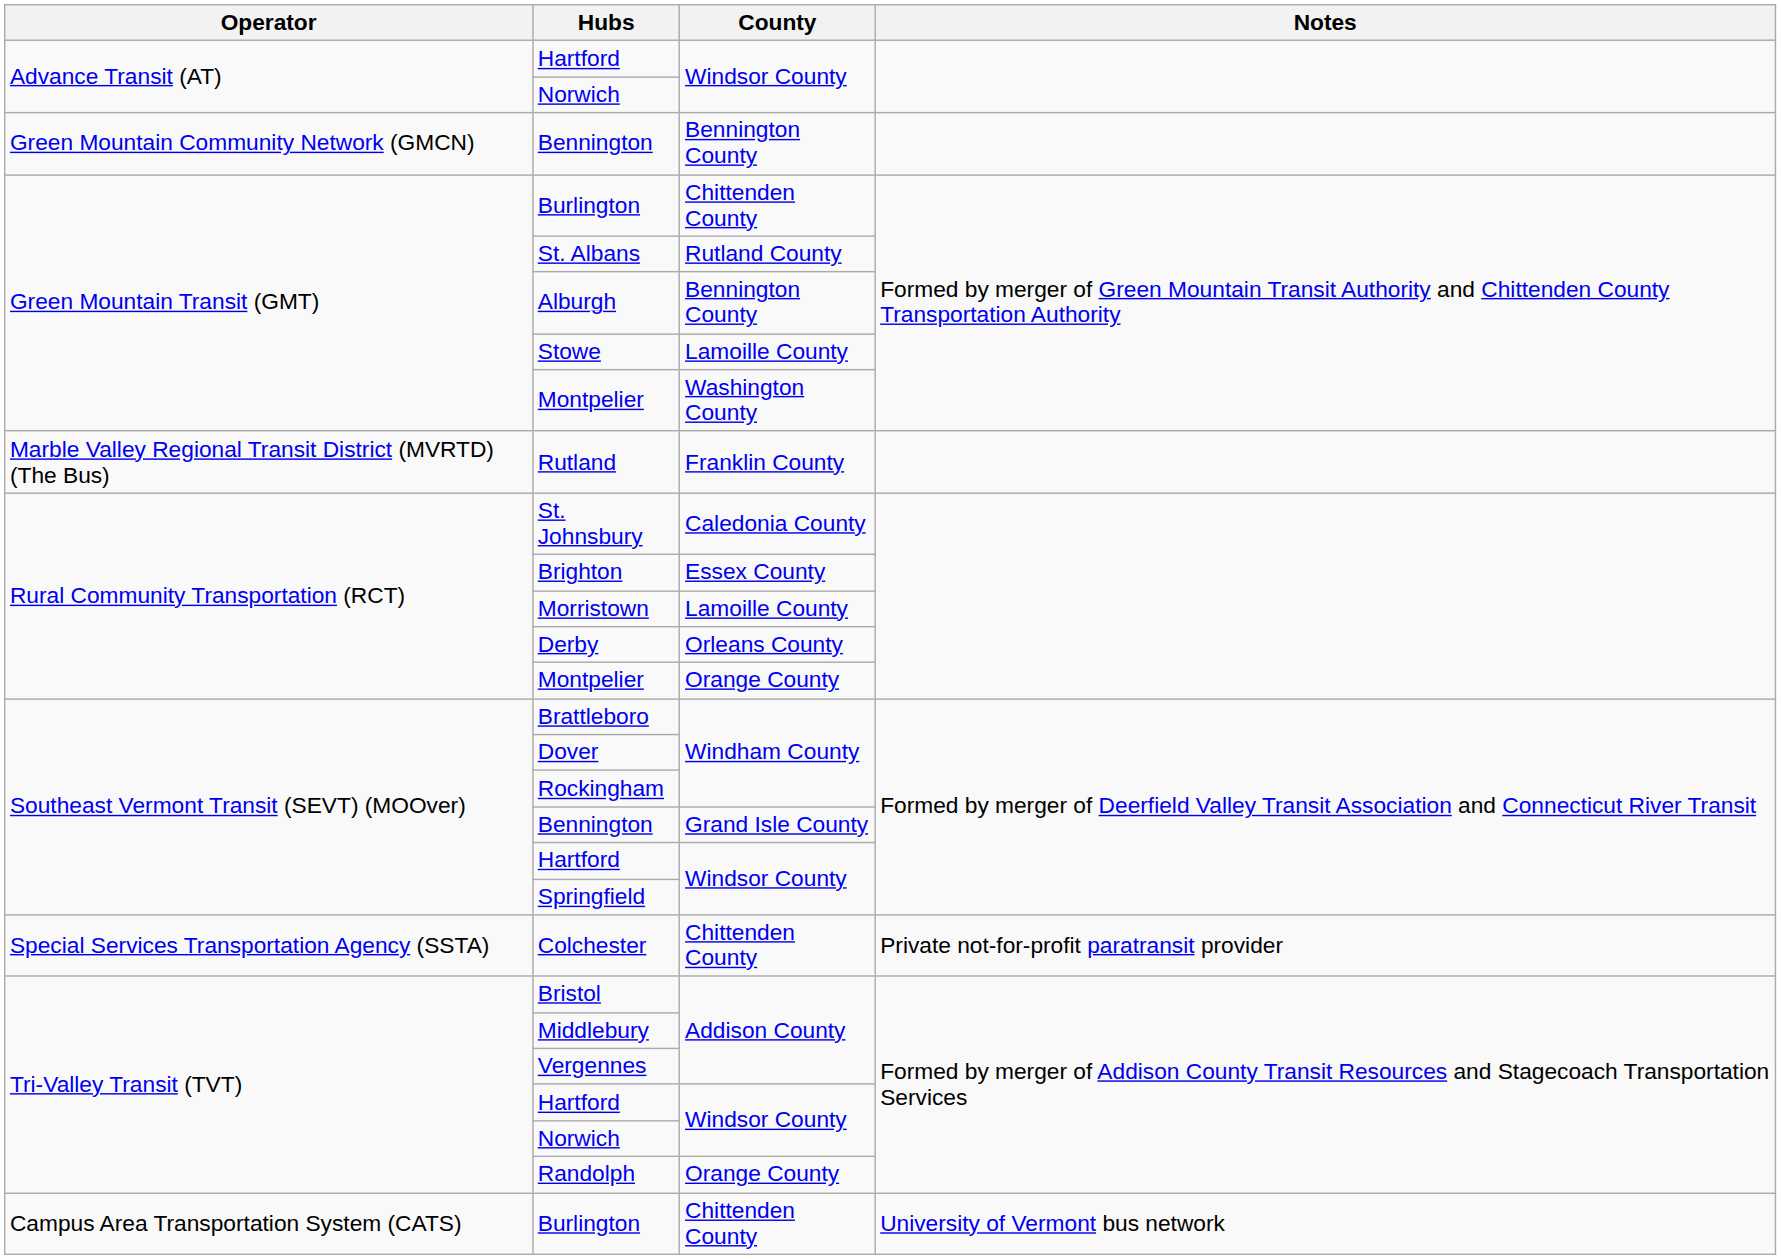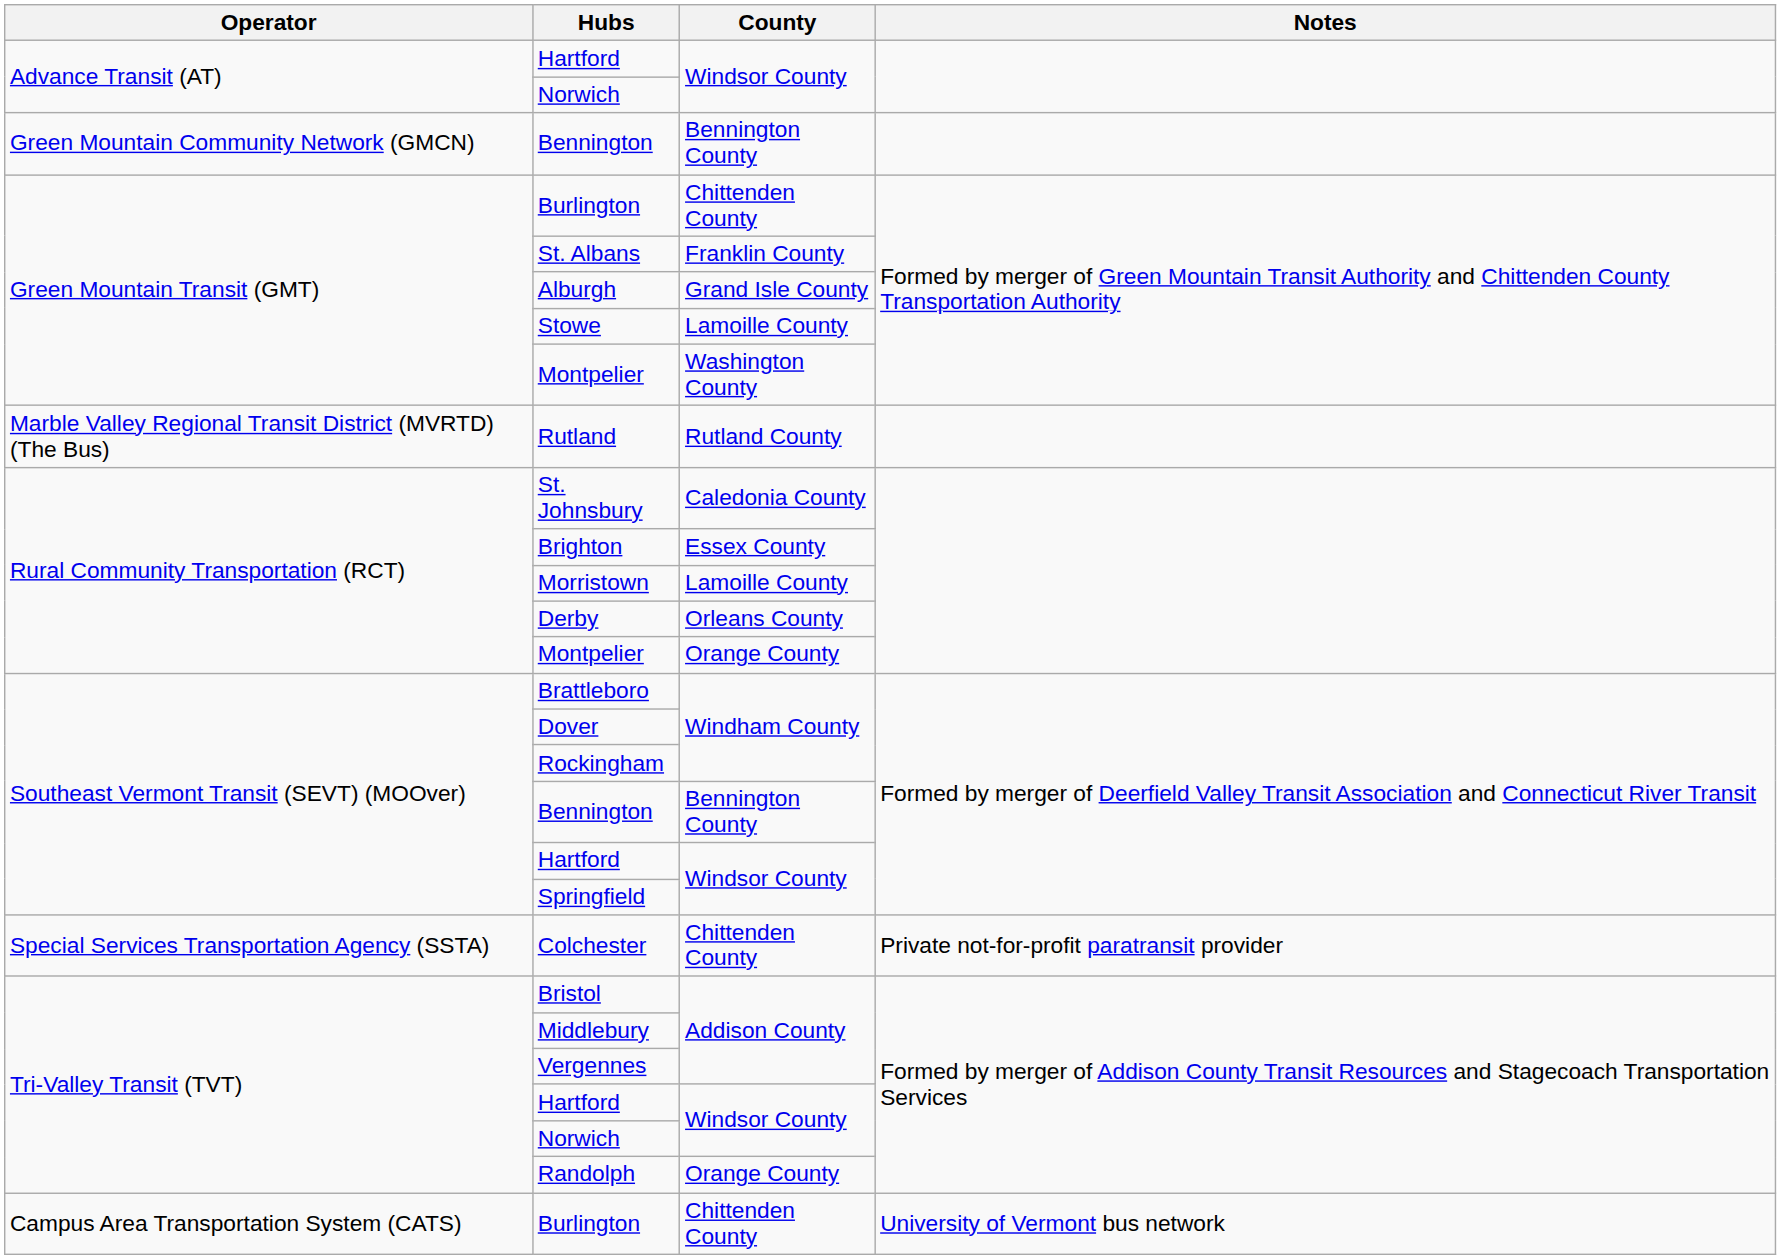(763, 253) Rutland County -> (765, 253) Franklin County
(743, 302) Bennington County -> (777, 289) Grand Isle County
(765, 461) Franklin County -> (763, 436) Rutland County
(777, 824) Grand Isle County -> (743, 811) Bennington County
